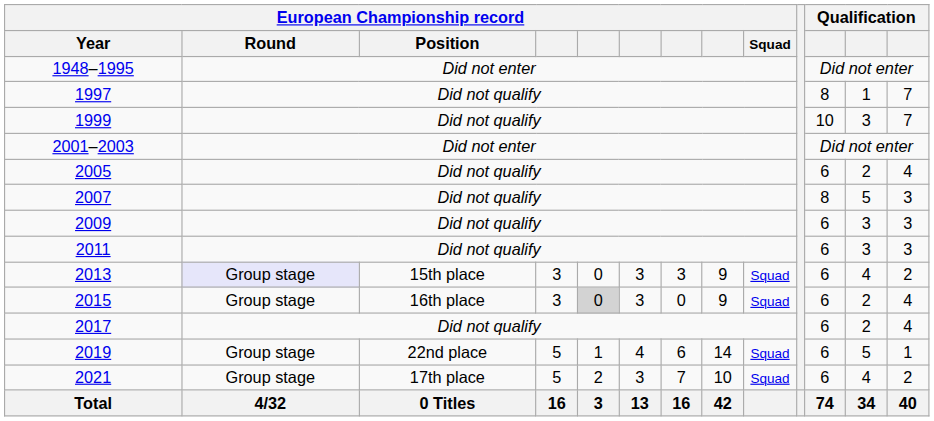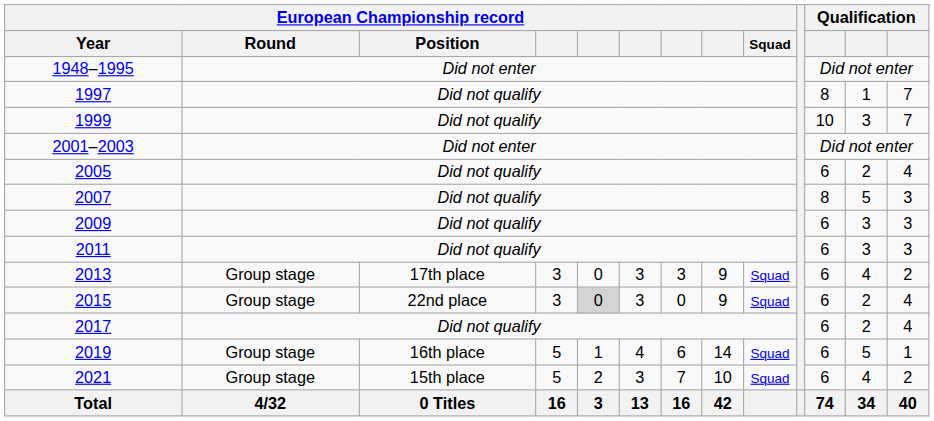(270, 275) lavender background -> (270, 275) no background
(447, 275) 15th place -> (447, 275) 17th place
(447, 301) 16th place -> (447, 301) 22nd place
(447, 352) 22nd place -> (447, 352) 16th place
(447, 378) 17th place -> (447, 378) 15th place
